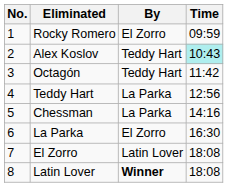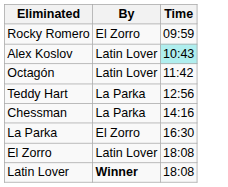- column: (17, 14)
(152, 53) Teddy Hart -> (126, 53) Latin Lover
(152, 73) Teddy Hart -> (126, 73) Latin Lover
